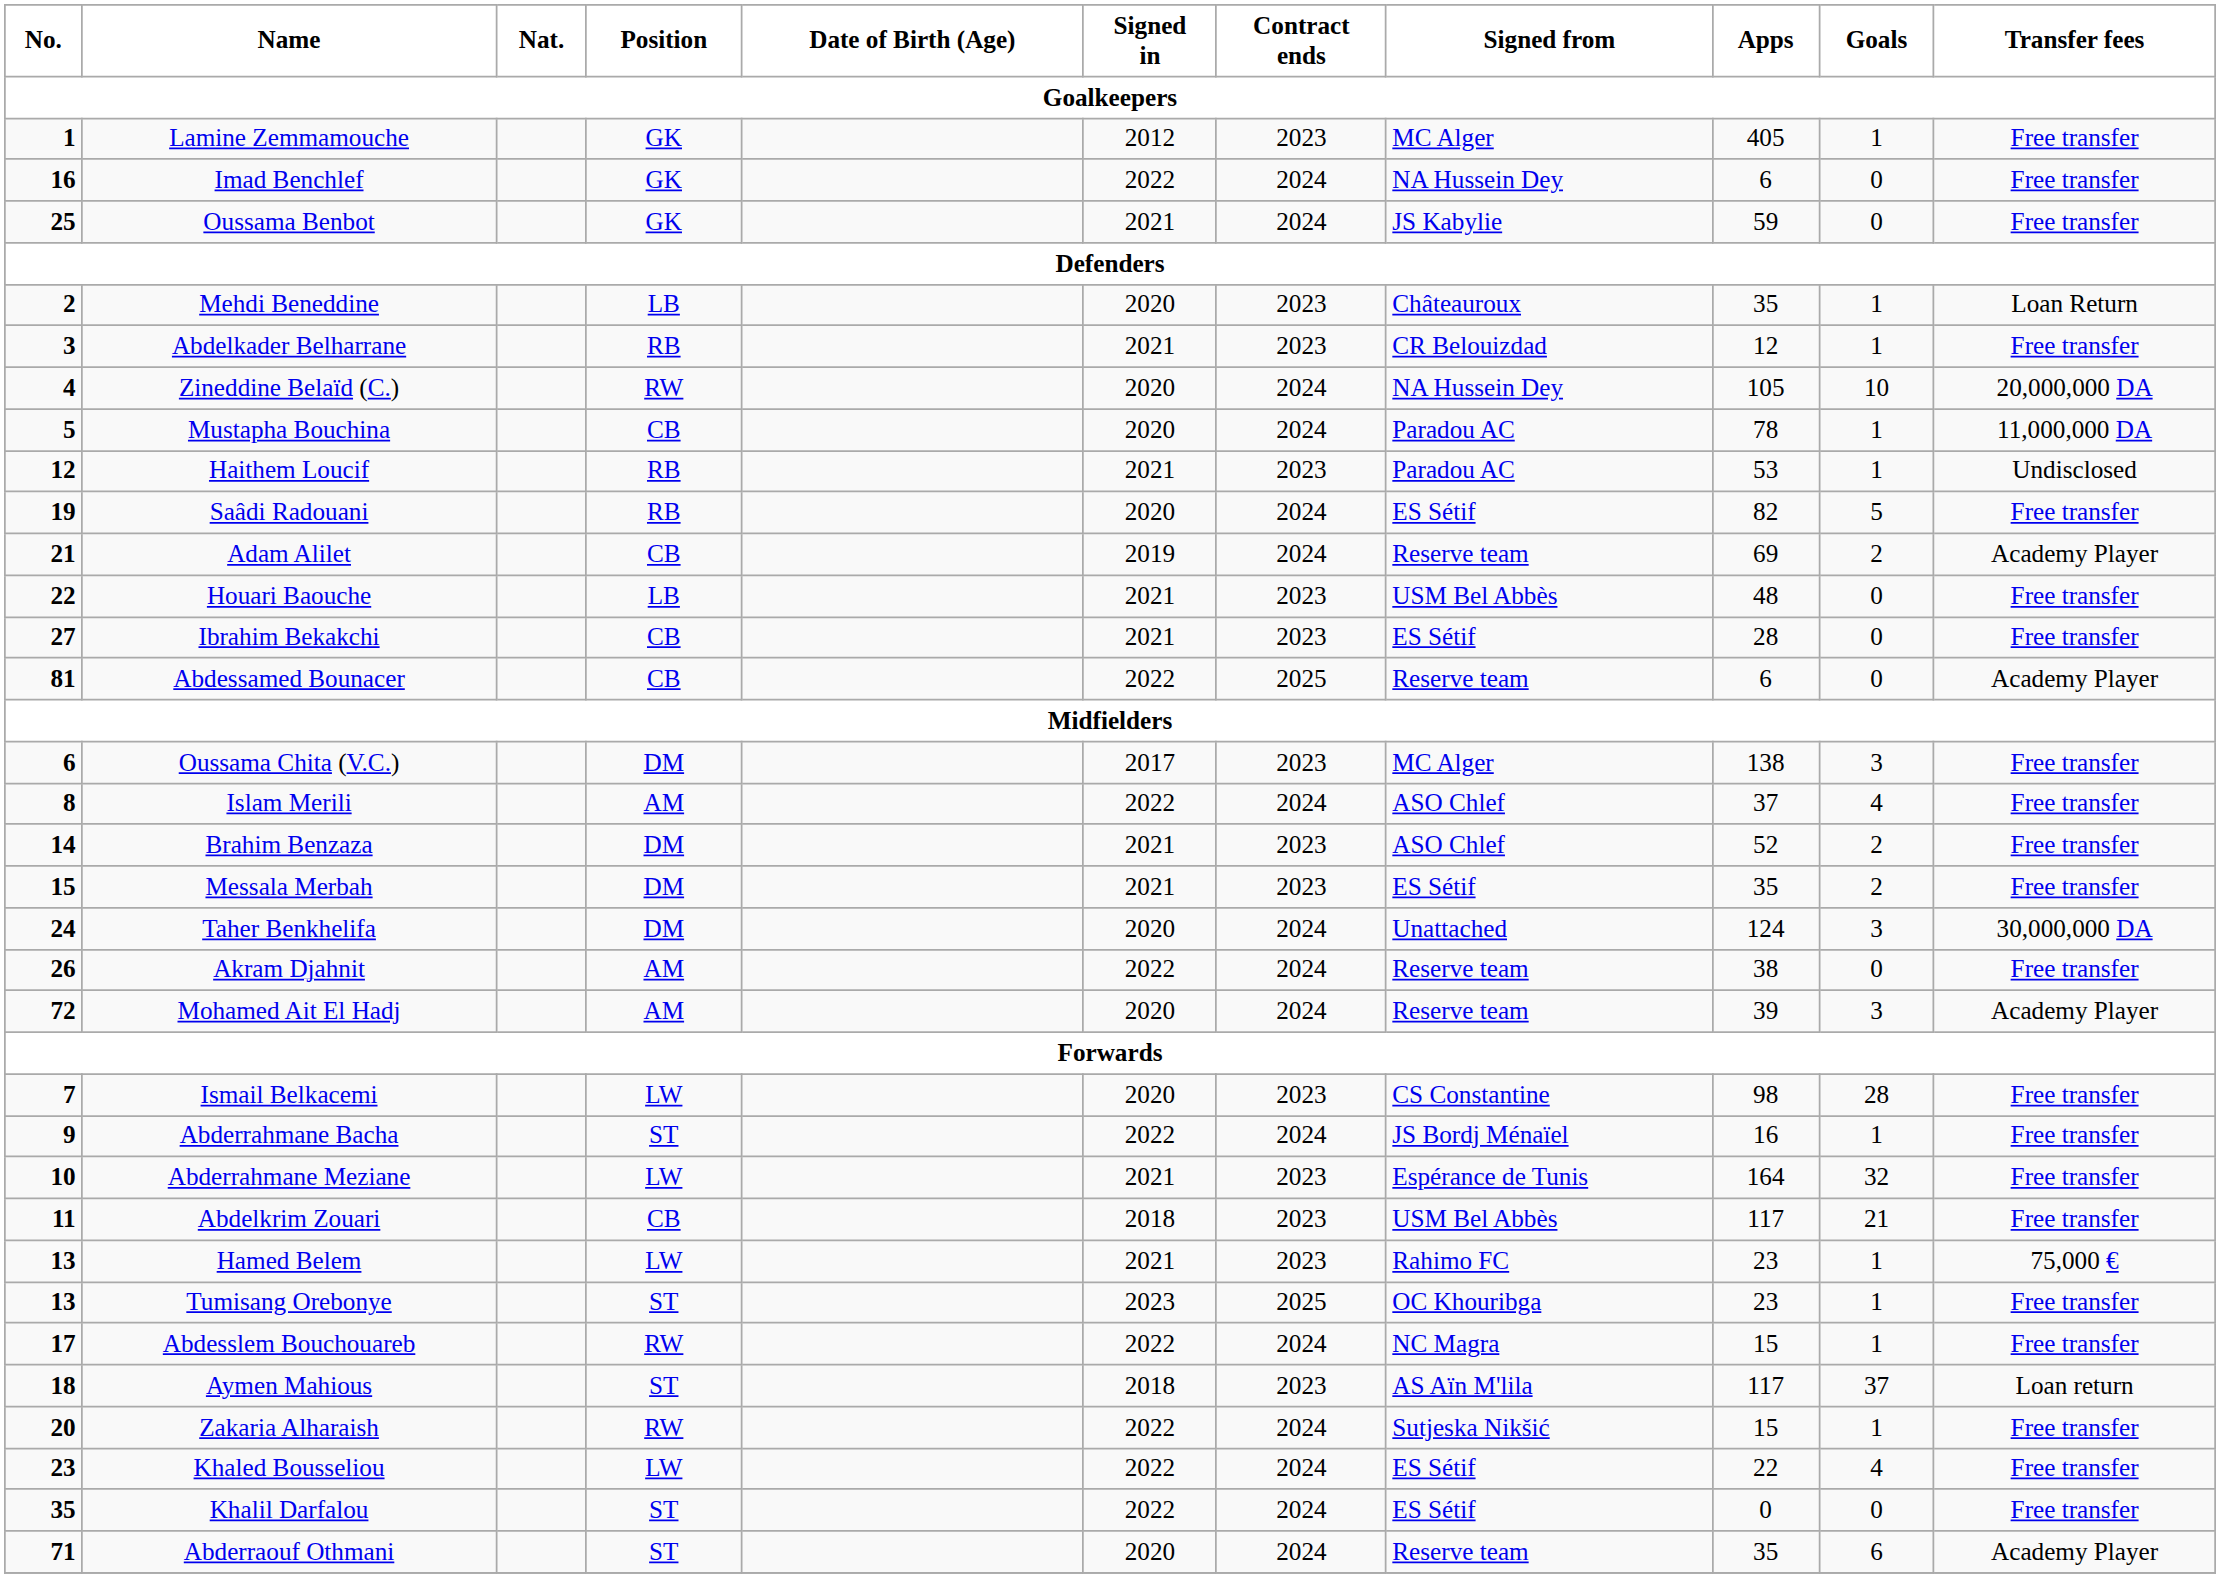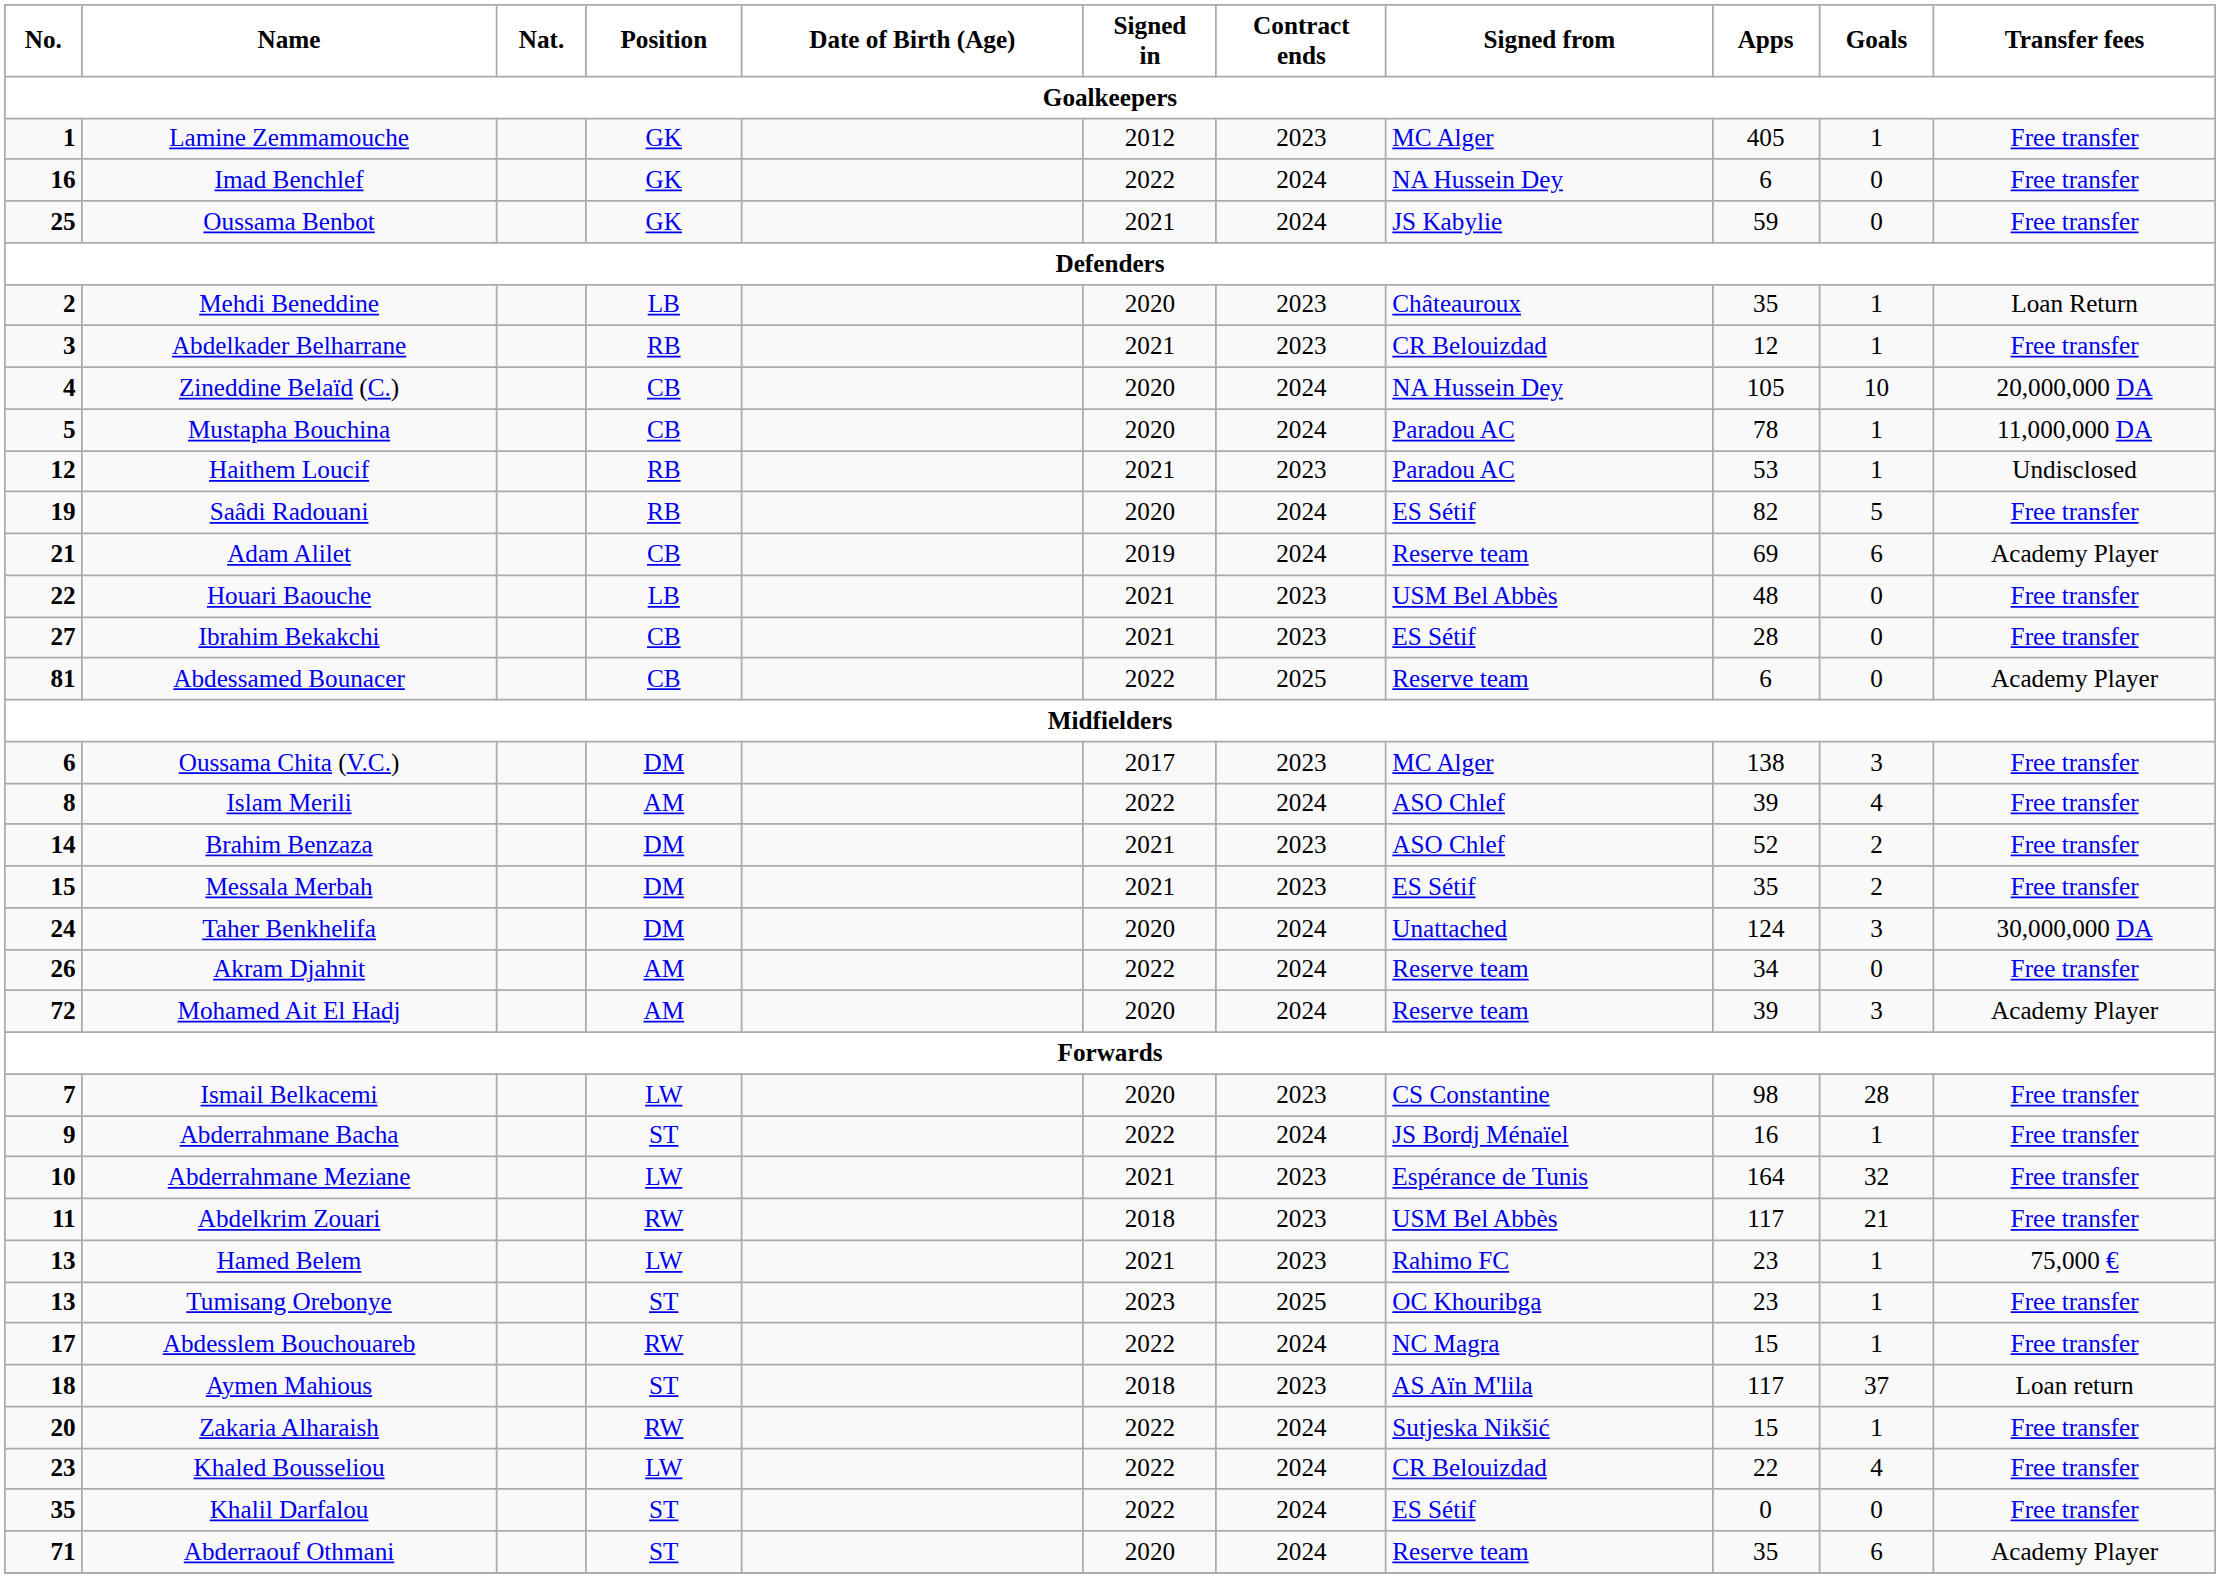(664, 387) RW -> (664, 387) CB
(1876, 554) 2 -> (1876, 554) 6
(1766, 803) 37 -> (1766, 803) 39
(1766, 969) 38 -> (1766, 969) 34
(664, 1219) CB -> (664, 1219) RW
(1434, 1468) ES Sétif -> (1470, 1468) CR Belouizdad
